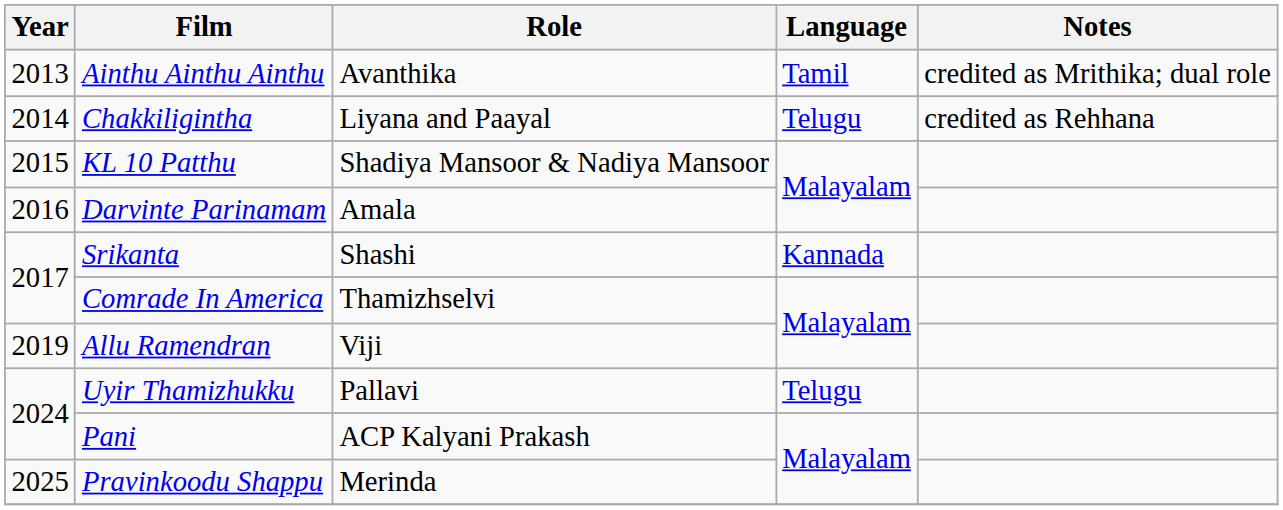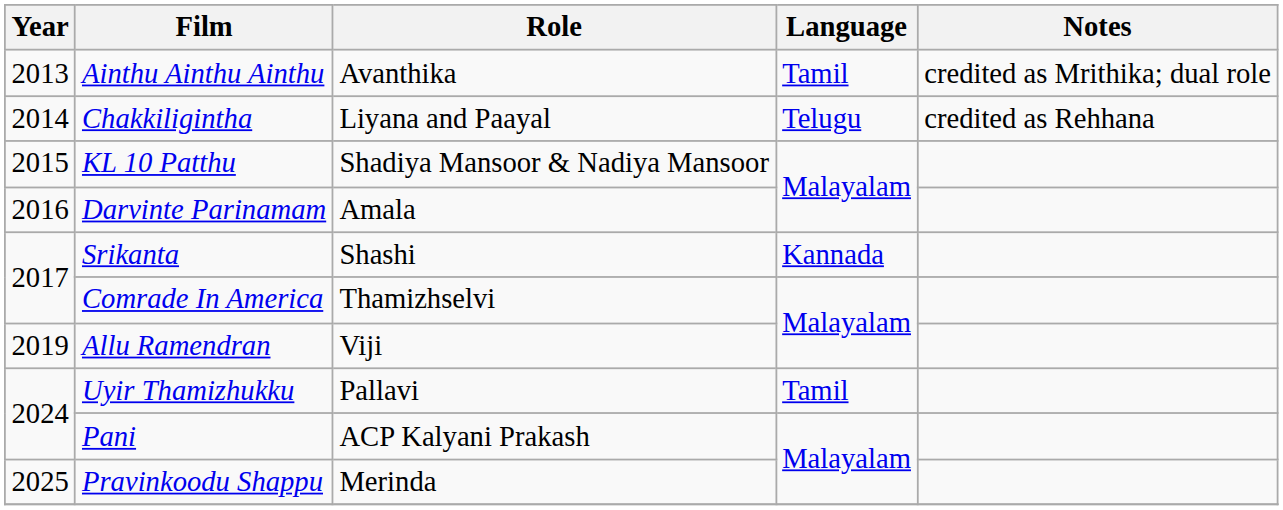(822, 390) Telugu -> (815, 390) Tamil
